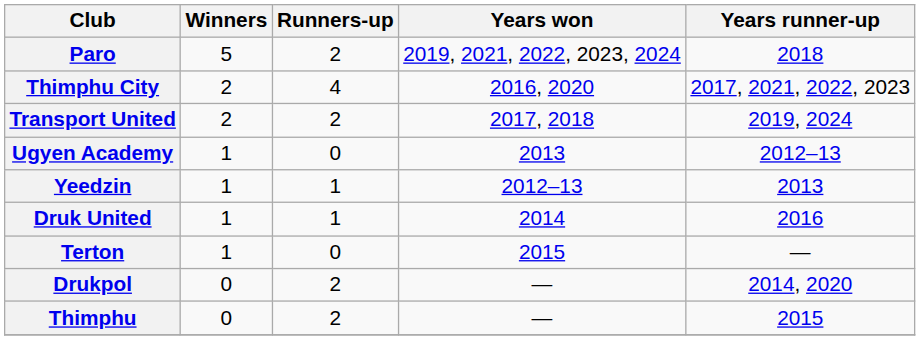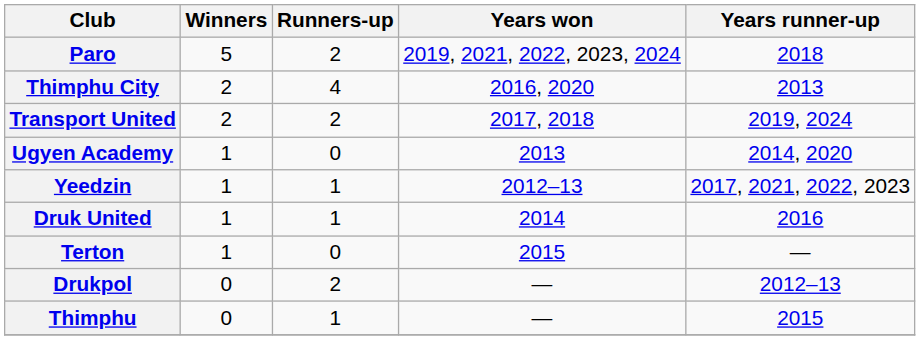(800, 86) 2017, 2021, 2022, 2023 -> (800, 86) 2013
(800, 152) 2012–13 -> (800, 152) 2014, 2020
(800, 185) 2013 -> (800, 185) 2017, 2021, 2022, 2023
(800, 284) 2014, 2020 -> (800, 284) 2012–13
(335, 317) 2 -> (335, 317) 1
